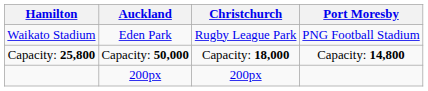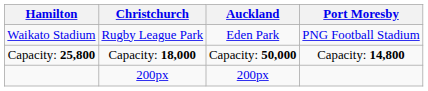columns swapped: (145, 14) <-> (246, 14)
